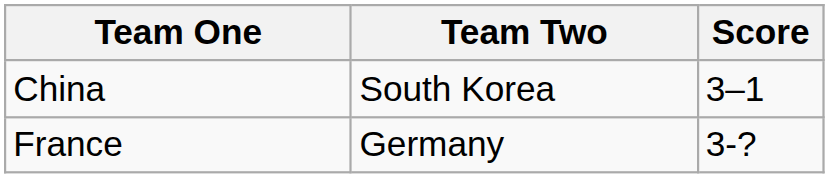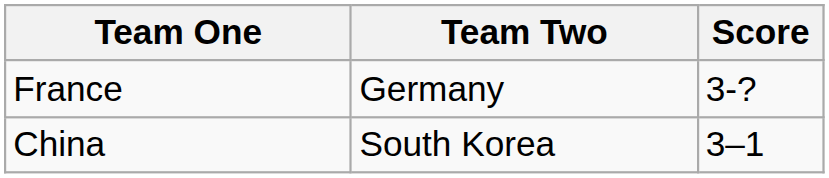rows swapped: (68, 144) <-> (59, 88)
